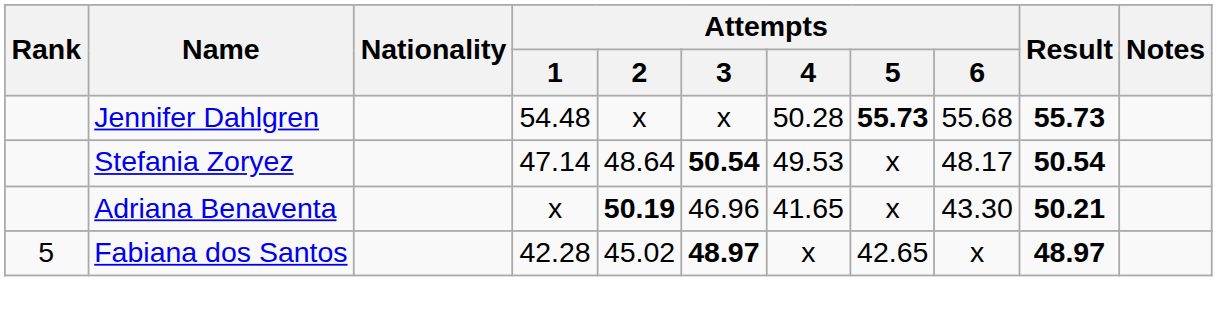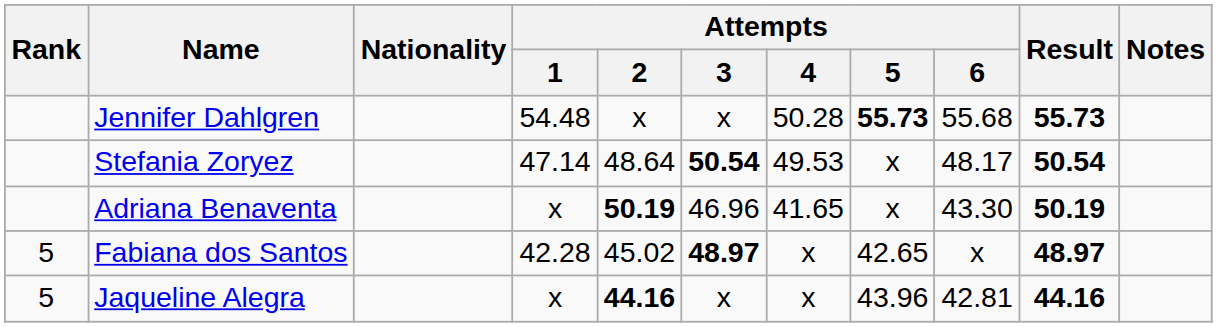(1069, 207) 50.21 -> (1069, 207) 50.19
+ row: (200, 298)
